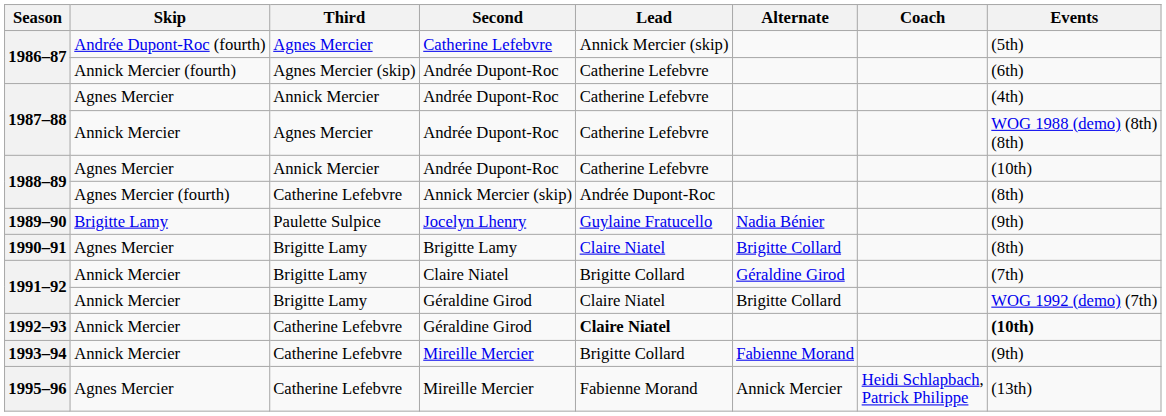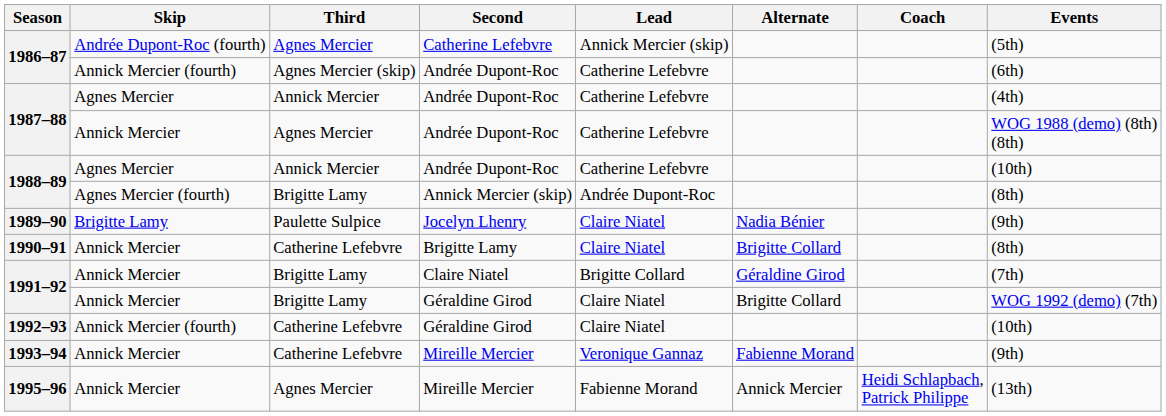(338, 194) Catherine Lefebvre -> (320, 194) Brigitte Lamy
(646, 221) Guylaine Fratucello -> (622, 221) Claire Niatel
(124, 247) Agnes Mercier -> (127, 247) Annick Mercier
(320, 247) Brigitte Lamy -> (338, 247) Catherine Lefebvre
(127, 326) Annick Mercier -> (155, 326) Annick Mercier (fourth)
(625, 326) bold -> (622, 326) normal
(1013, 326) bold -> (1012, 326) normal
(632, 353) Brigitte Collard -> (641, 353) Veronique Gannaz
(124, 388) Agnes Mercier -> (127, 388) Annick Mercier
(338, 388) Catherine Lefebvre -> (323, 388) Agnes Mercier
